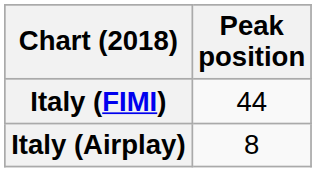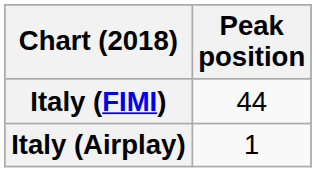(252, 144) 8 -> (252, 144) 1
